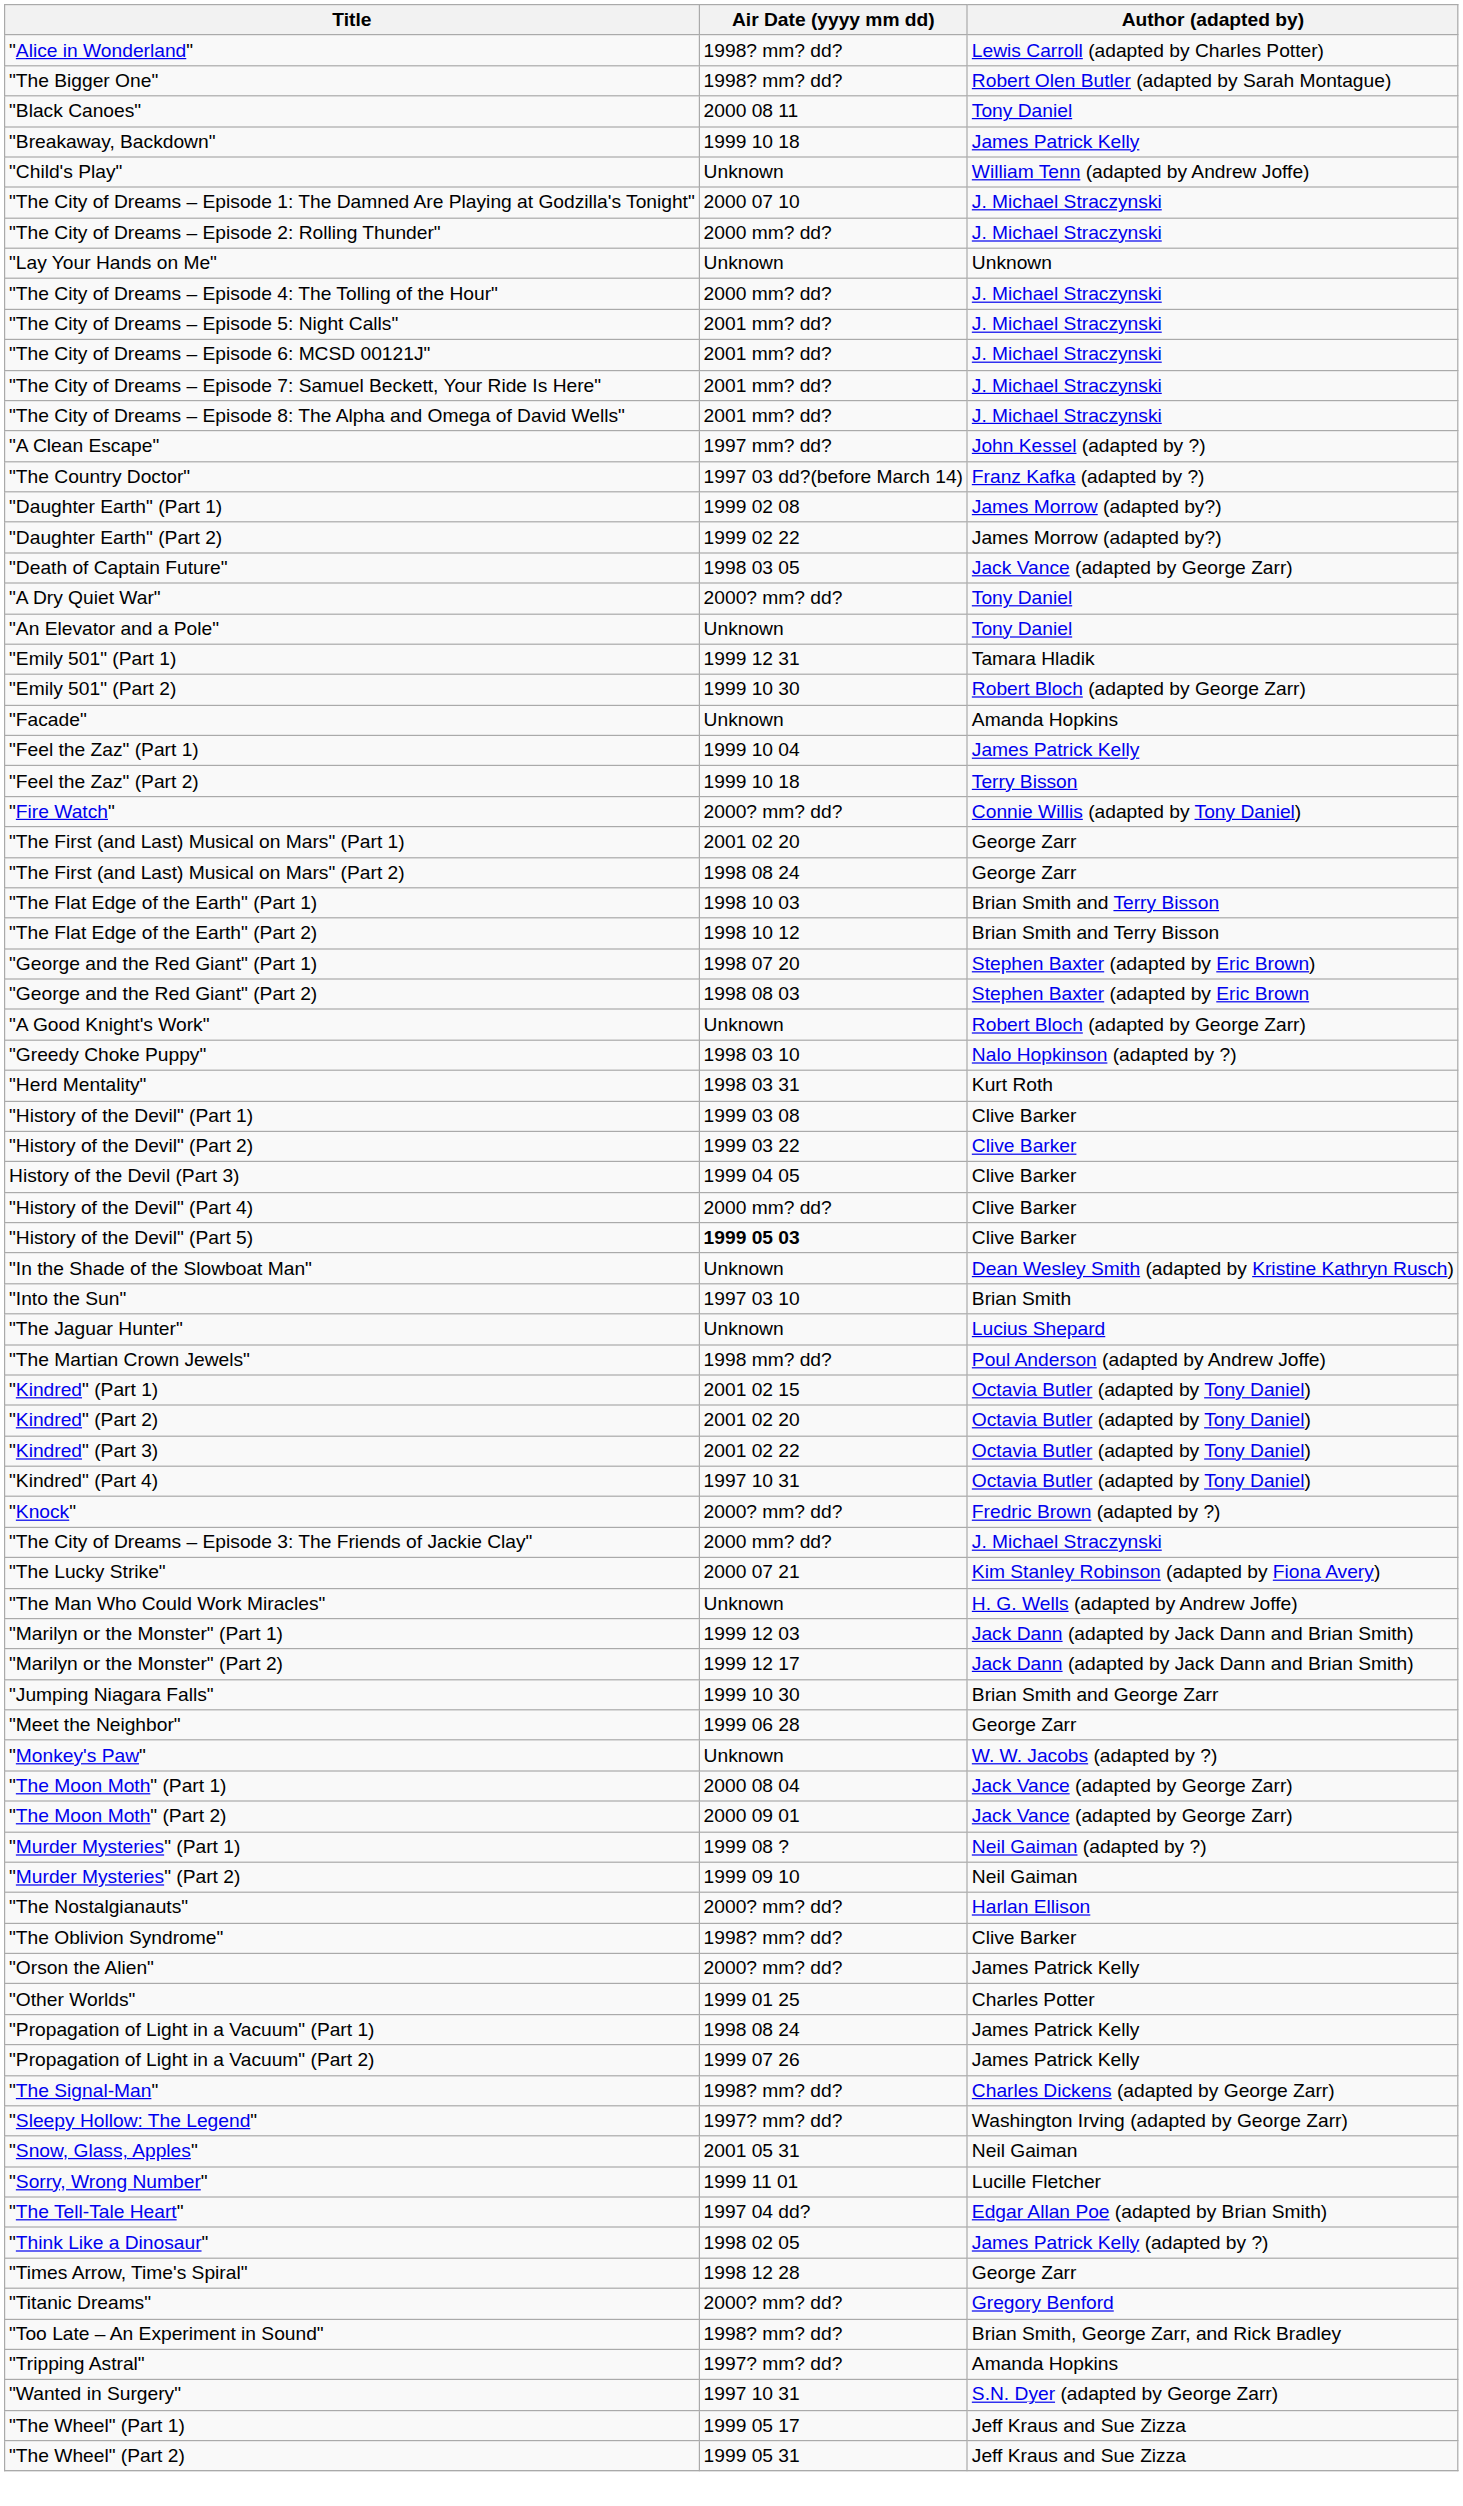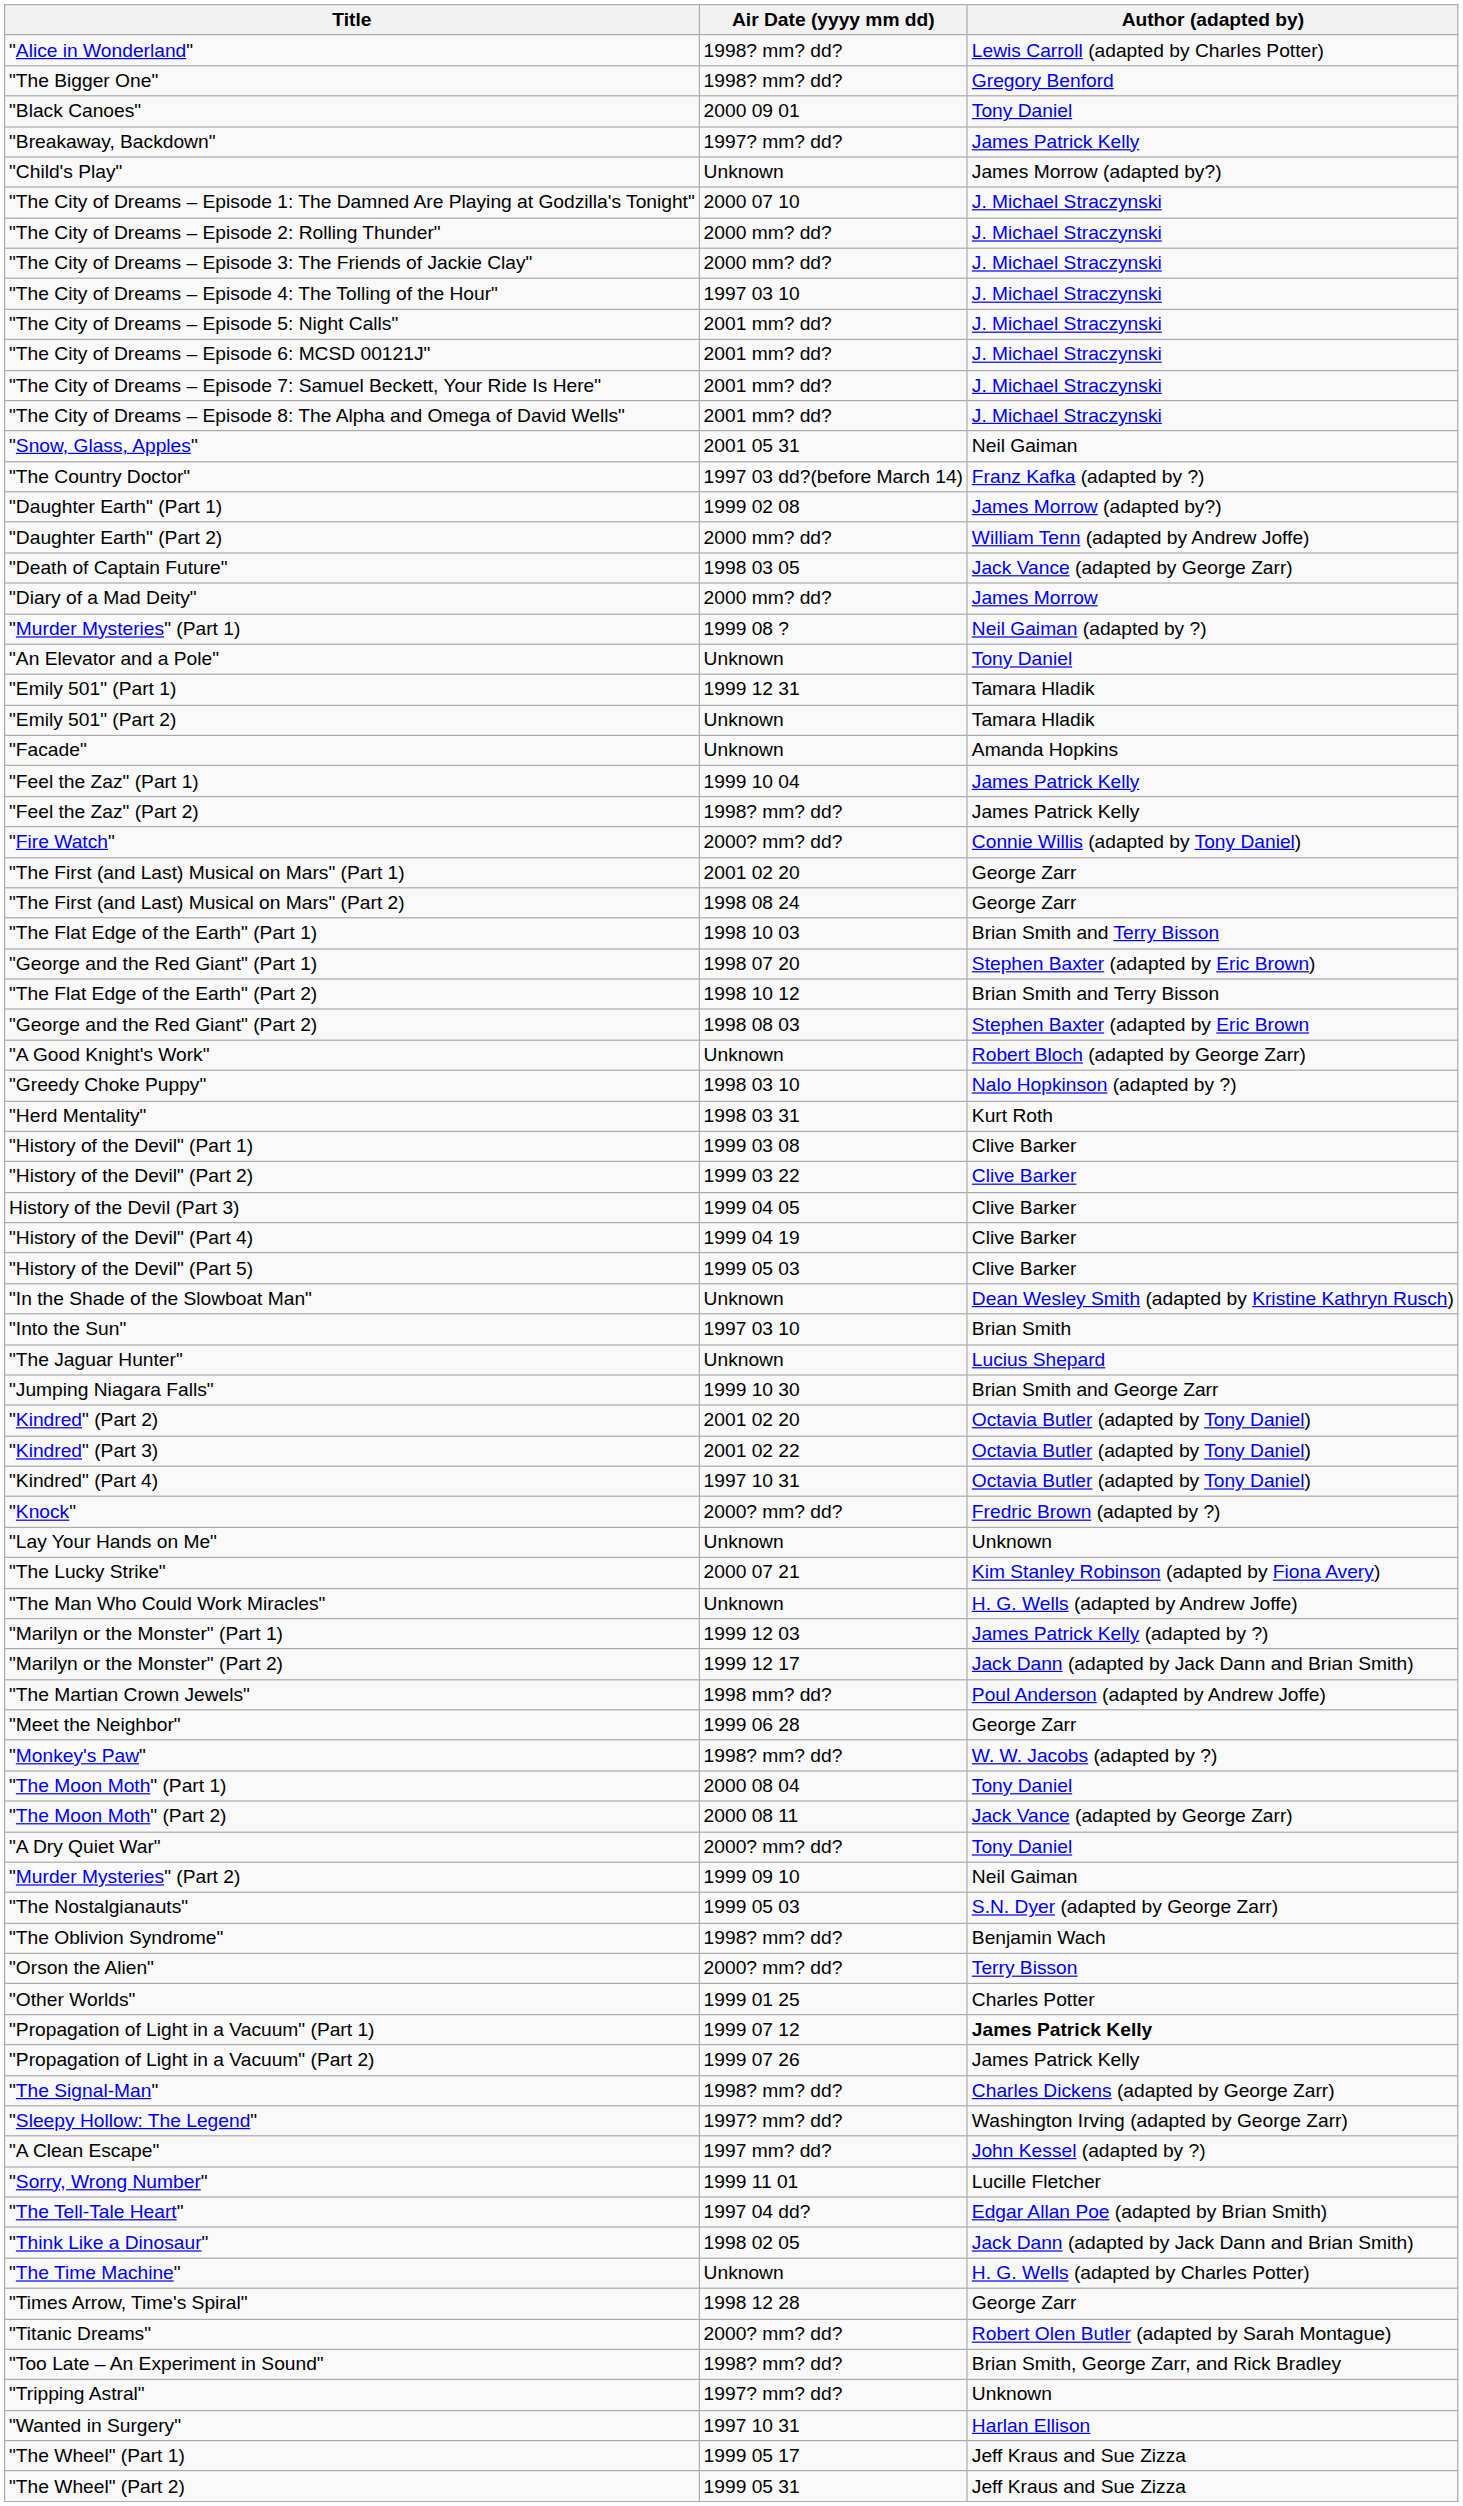(1182, 80) Robert Olen Butler (adapted by Sarah Montague) -> (1043, 80) Gregory Benford
(751, 111) 2000 08 11 -> (752, 111) 2000 09 01
(752, 141) 1999 10 18 -> (773, 141) 1997? mm? dd?
(1141, 171) William Tenn (adapted by Andrew Joffe) -> (1097, 171) James Morrow (adapted by?)
rows swapped: (271, 1542) <-> (113, 263)
(768, 293) 2000 mm? dd? -> (752, 293) 1997 03 10
rows swapped: (84, 446) <-> (103, 2151)
(752, 537) 1999 02 22 -> (768, 537) 2000 mm? dd?
(1097, 537) James Morrow (adapted by?) -> (1141, 537) William Tenn (adapted by Andrew Joffe)
+ row: (103, 598)
rows swapped: (85, 598) <-> (125, 1846)
(752, 689) 1999 10 30 -> (744, 720) Unknown
(1139, 689) Robert Bloch (adapted by George Zarr) -> (1033, 720) Tamara Hladik
(752, 780) 1999 10 18 -> (773, 811) 1998? mm? dd?
(1025, 780) Terry Bisson -> (1056, 811) James Patrick Kelly
rows swapped: (163, 933) <-> (163, 963)
(768, 1207) 2000 mm? dd? -> (752, 1237) 1999 04 19
(752, 1237) bold -> (752, 1268) normal
rows swapped: (111, 1694) <-> (129, 1359)
- row: (84, 1389)
(1193, 1633) Jack Dann (adapted by Jack Dann and Brian Smith) -> (1120, 1633) James Patrick Kelly (adapted by ?)
(744, 1755) Unknown -> (773, 1755) 1998? mm? dd?
(1132, 1785) Jack Vance (adapted by George Zarr) -> (1022, 1785) Tony Daniel
(752, 1816) 2000 09 01 -> (751, 1816) 2000 08 11
(773, 1907) 2000? mm? dd? -> (752, 1907) 1999 05 03
(1031, 1907) Harlan Ellison -> (1125, 1907) S.N. Dyer (adapted by George Zarr)
(1024, 1938) Clive Barker -> (1039, 1938) Benjamin Wach
(1056, 1968) James Patrick Kelly -> (1025, 1968) Terry Bisson
(752, 2029) 1998 08 24 -> (752, 2029) 1999 07 12
(1056, 2029) normal -> (1062, 2029) bold
(1120, 2242) James Patrick Kelly (adapted by ?) -> (1193, 2242) Jack Dann (adapted by Jack Dann and Brian Smith)
+ row: (95, 2273)
(1043, 2303) Gregory Benford -> (1182, 2333) Robert Olen Butler (adapted by Sarah Montague)
(1045, 2364) Amanda Hopkins -> (1012, 2394) Unknown
(1125, 2394) S.N. Dyer (adapted by George Zarr) -> (1031, 2425) Harlan Ellison
